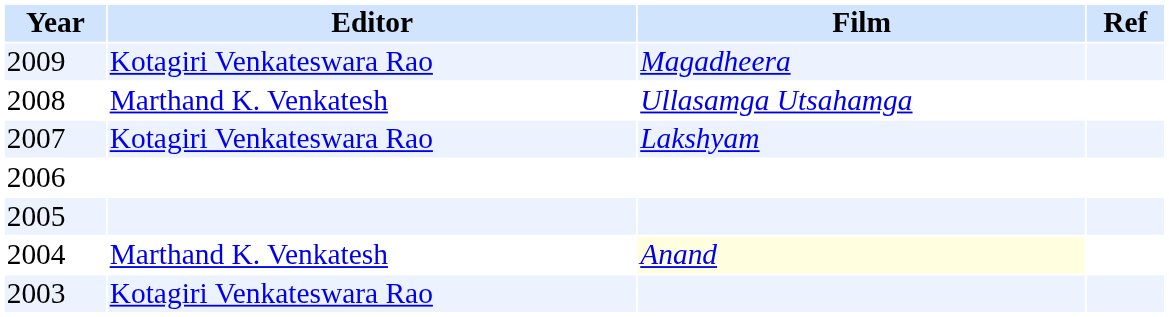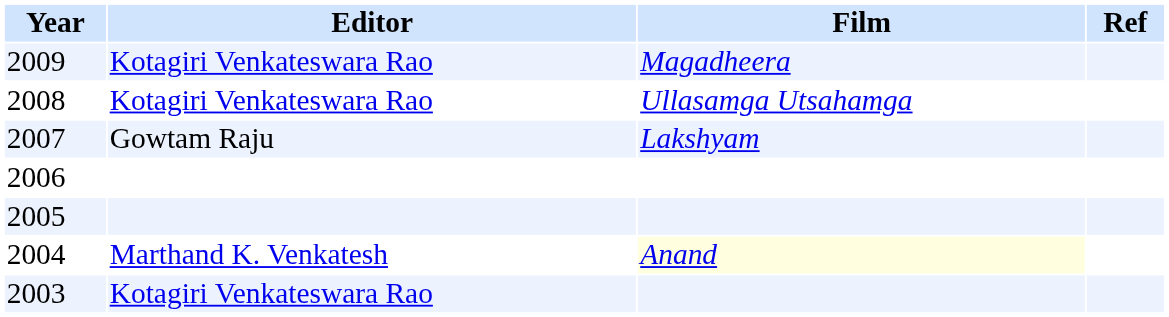(249, 100) Marthand K. Venkatesh -> (271, 100) Kotagiri Venkateswara Rao
(271, 138) Kotagiri Venkateswara Rao -> (192, 138) Gowtam Raju
